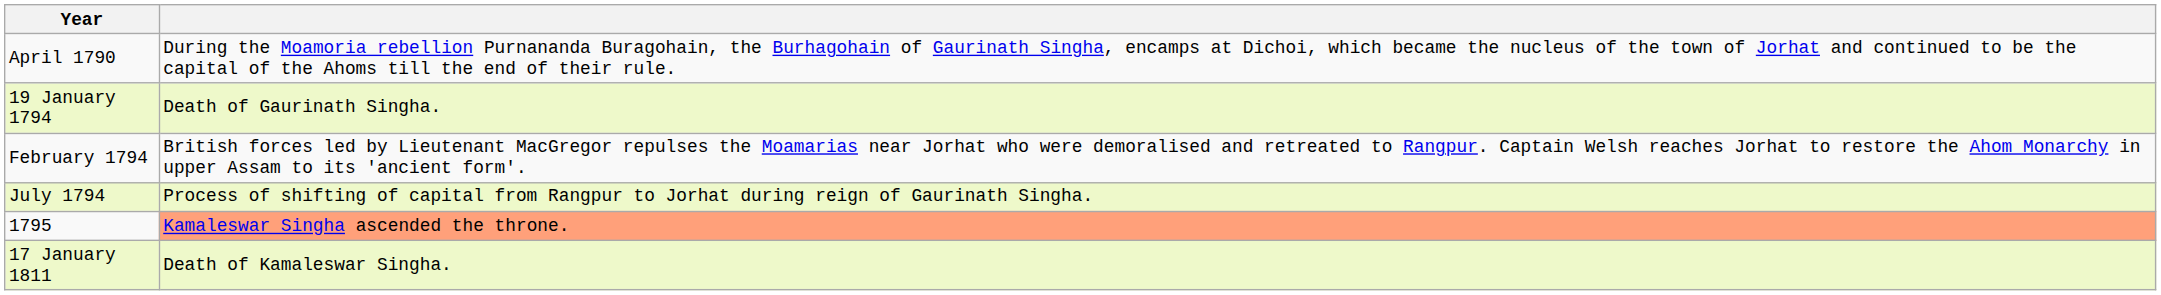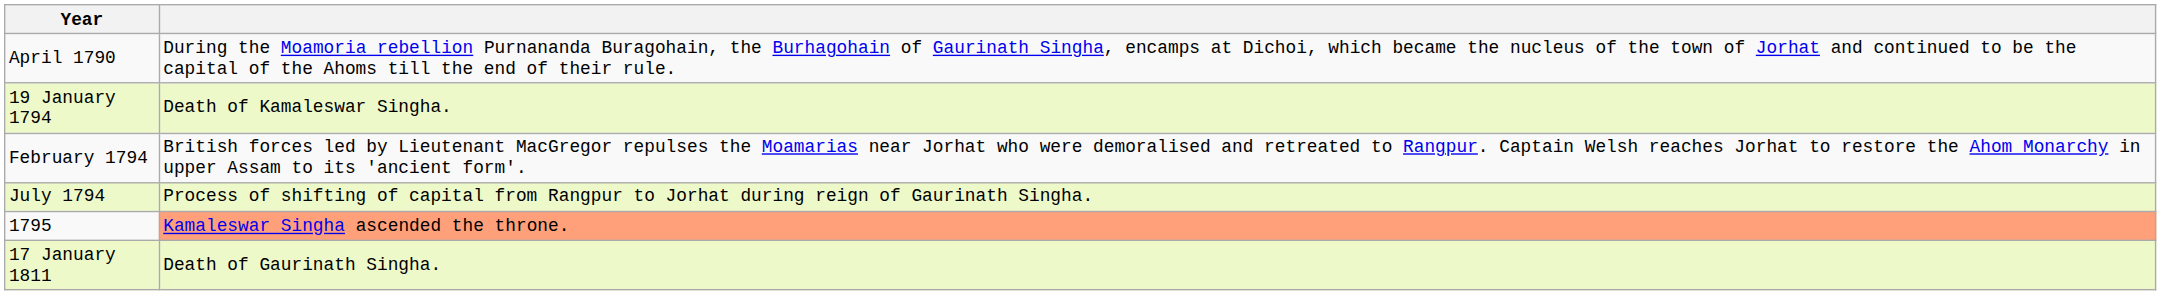(302, 108) Death of Gaurinath Singha. -> (308, 108) Death of Kamaleswar Singha.
(308, 265) Death of Kamaleswar Singha. -> (302, 265) Death of Gaurinath Singha.
